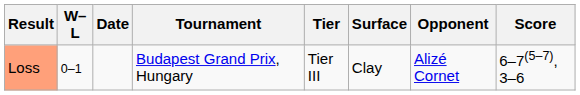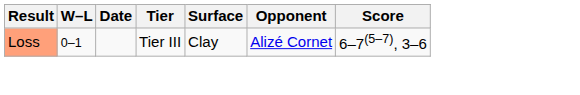- column: (218, 24)
